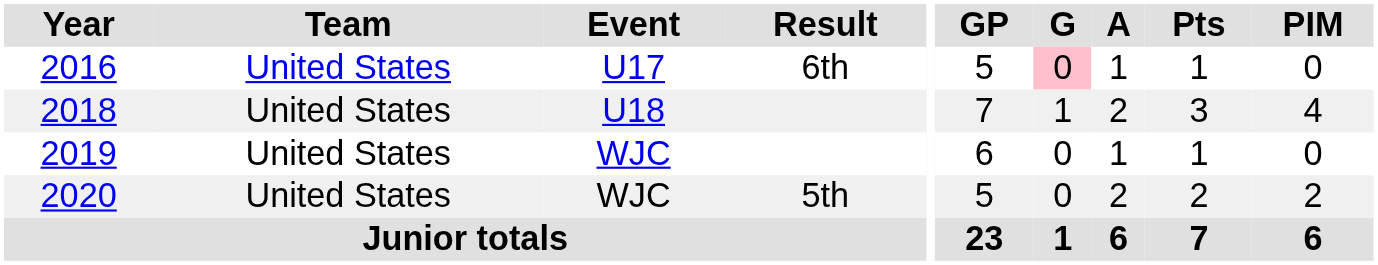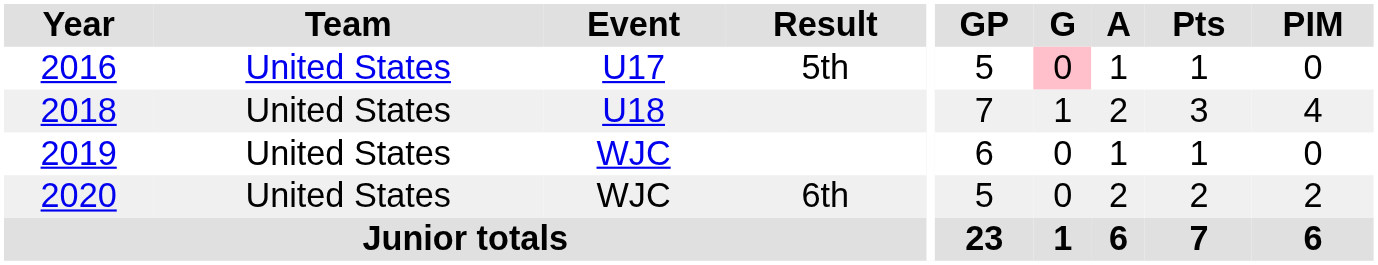(825, 67) 6th -> (825, 67) 5th
(825, 196) 5th -> (825, 196) 6th
